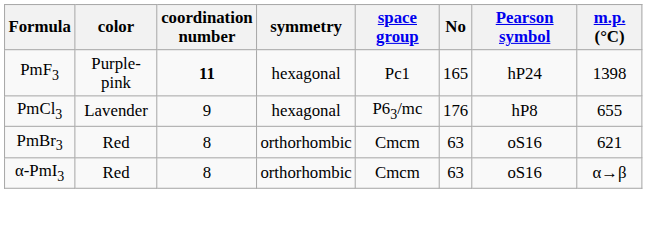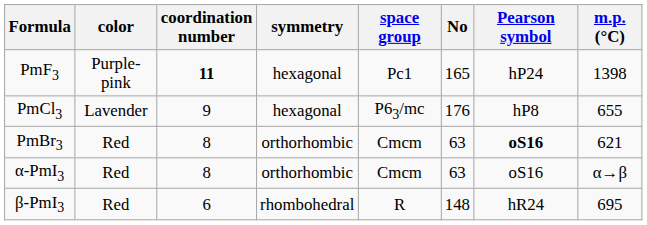(525, 142) normal -> (526, 142) bold
+ row: (40, 204)
